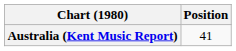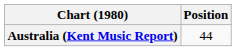(206, 35) 41 -> (206, 35) 44
